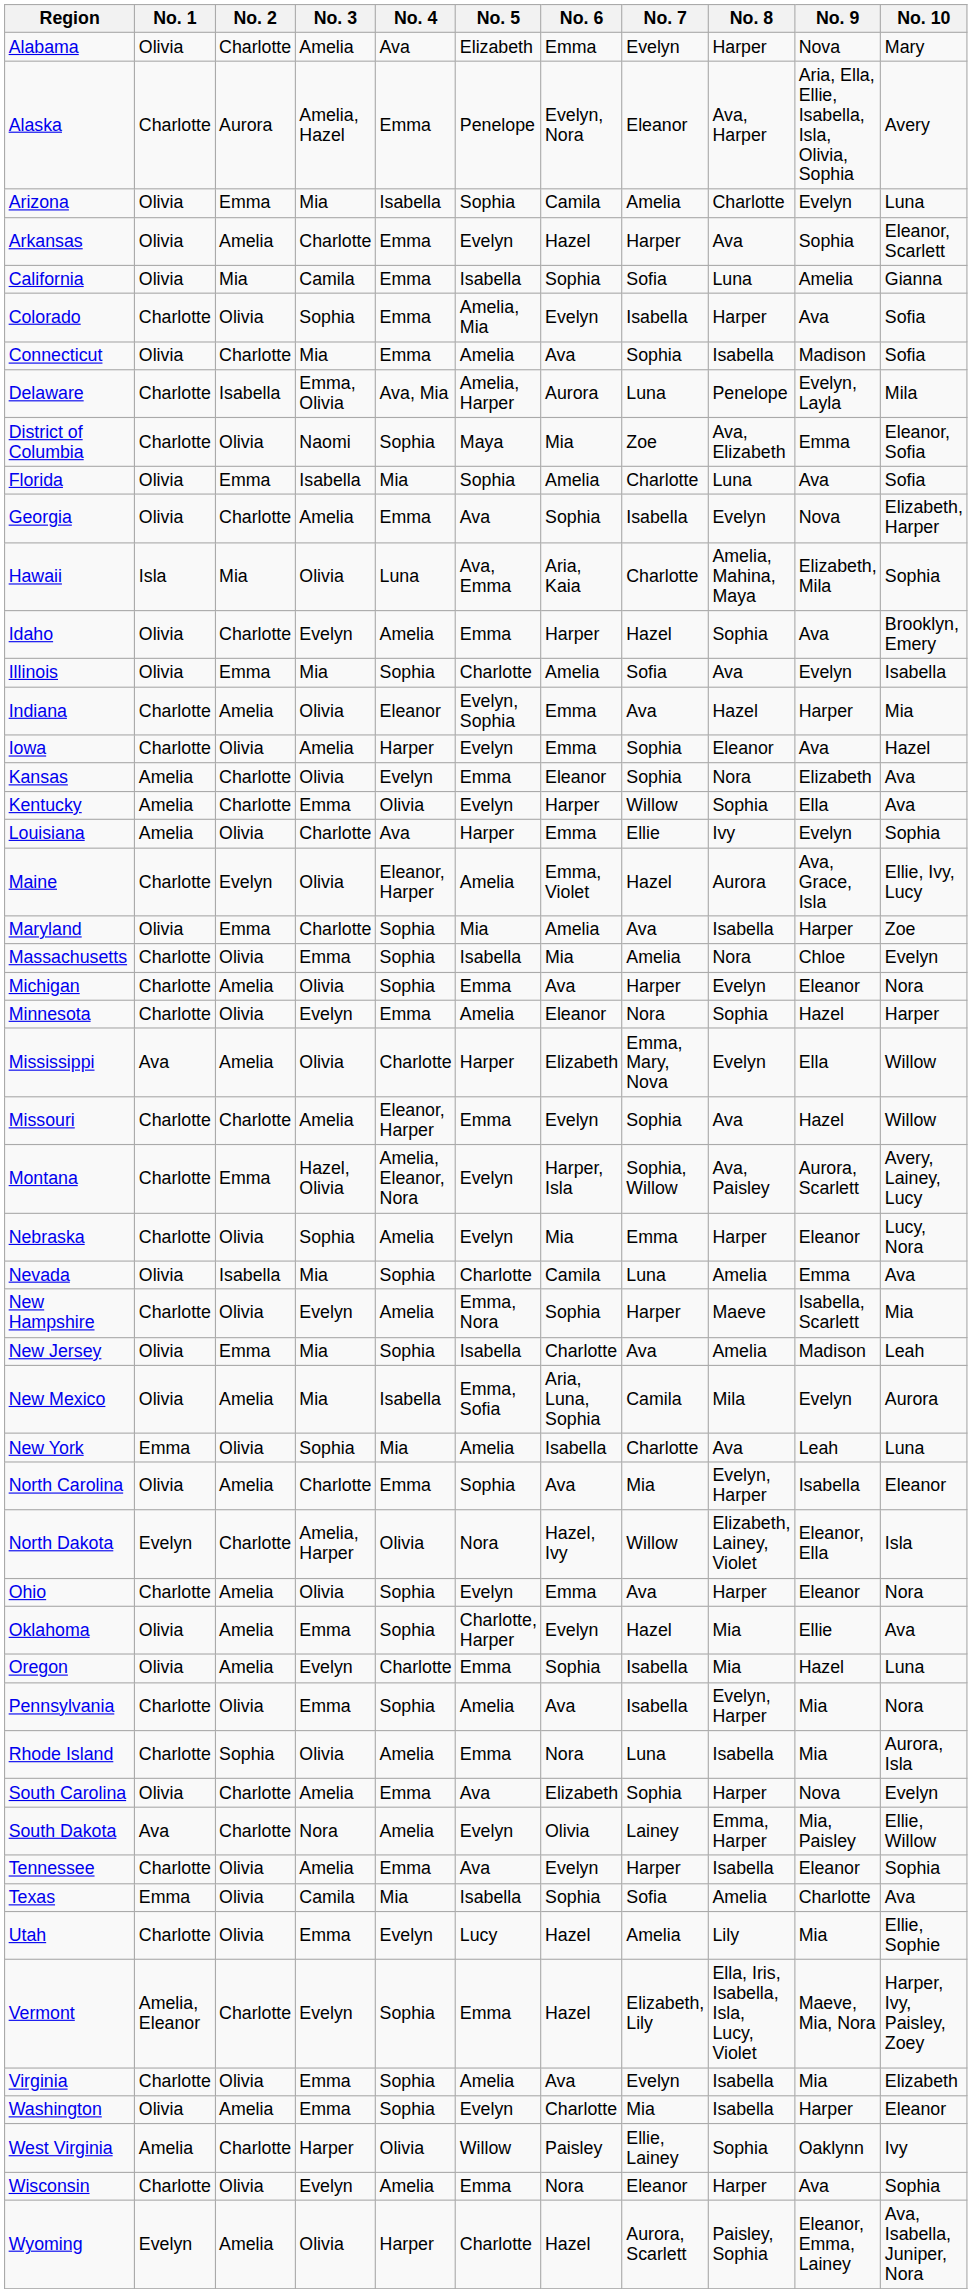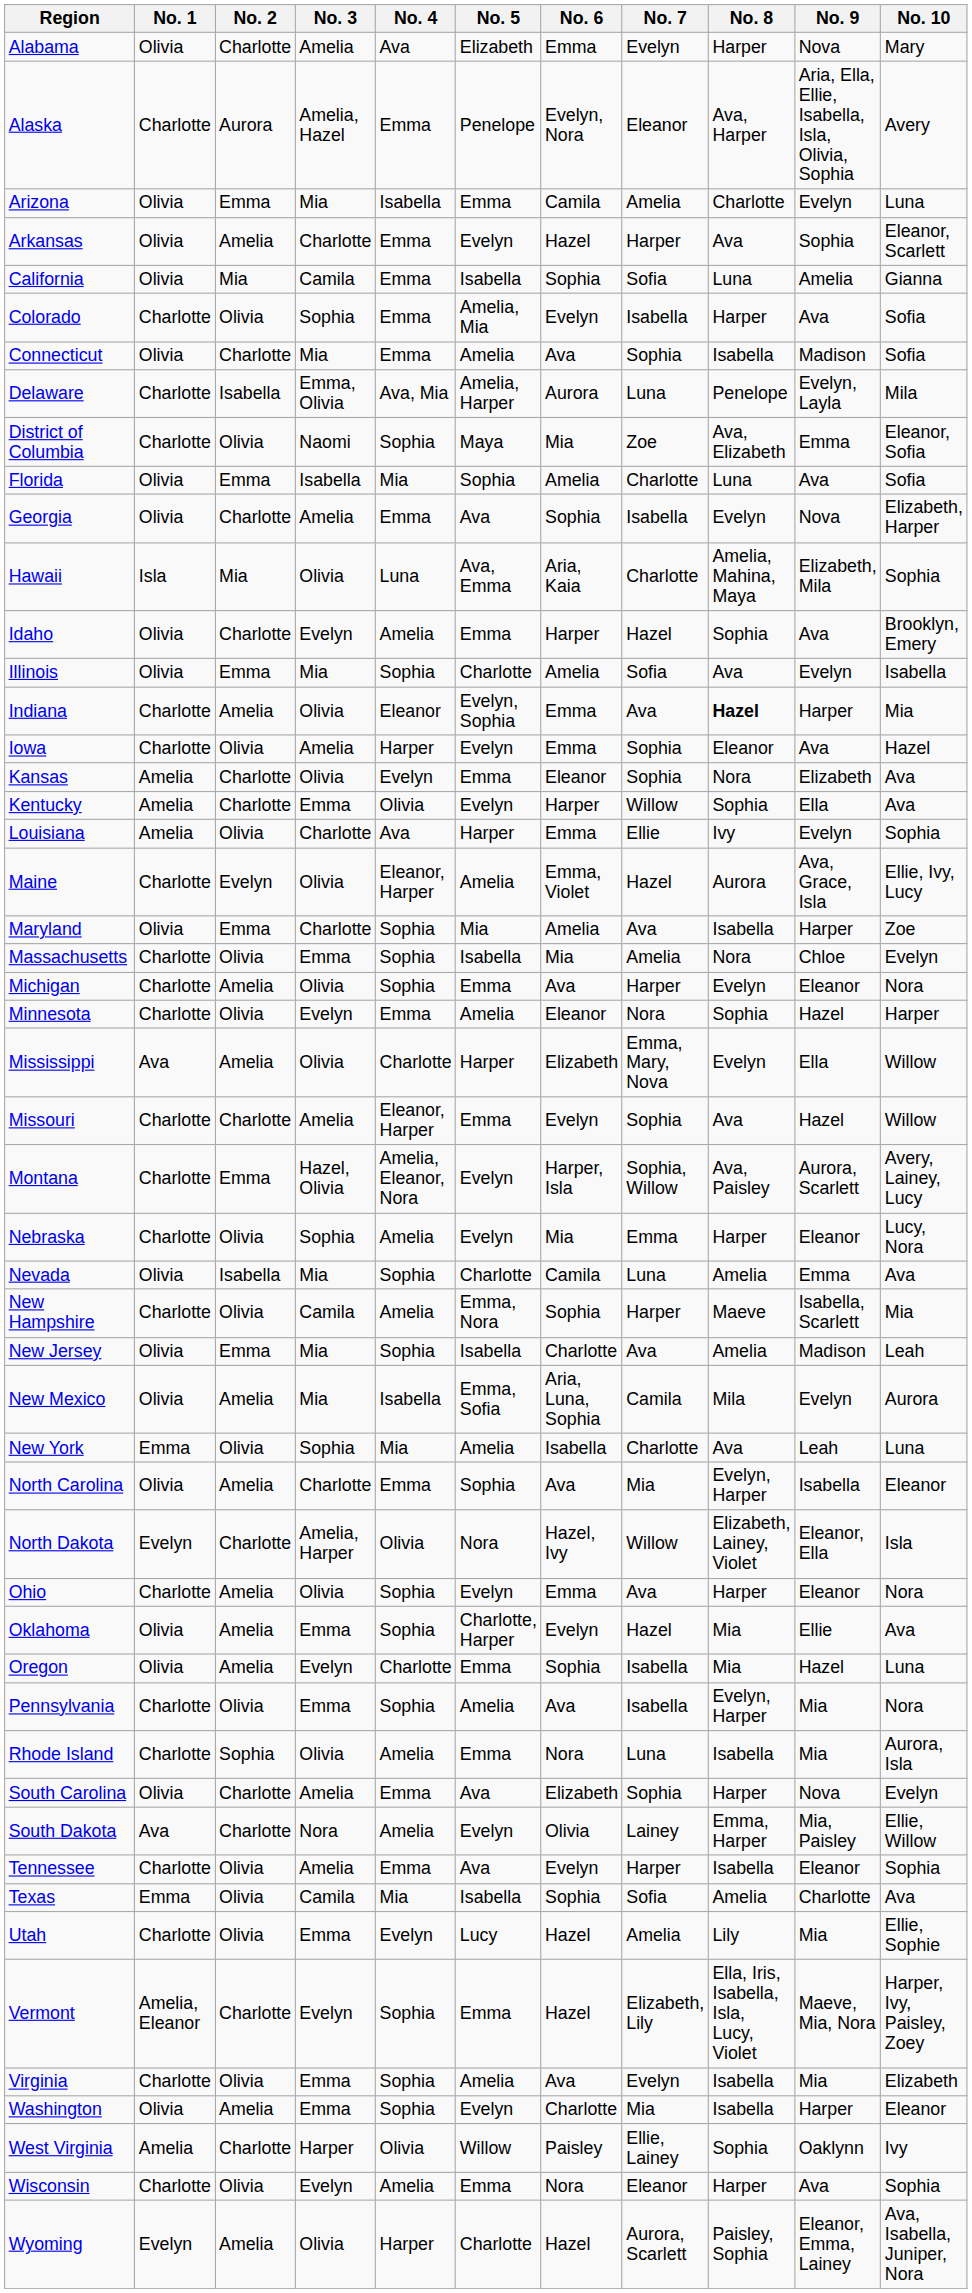(488, 202) Sophia -> (486, 202) Emma
(735, 710) normal -> (736, 710) bold
(326, 1313) Evelyn -> (327, 1313) Camila
